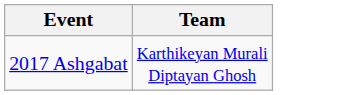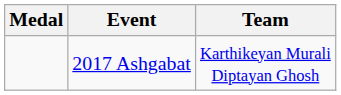+ column: (36, 20)
